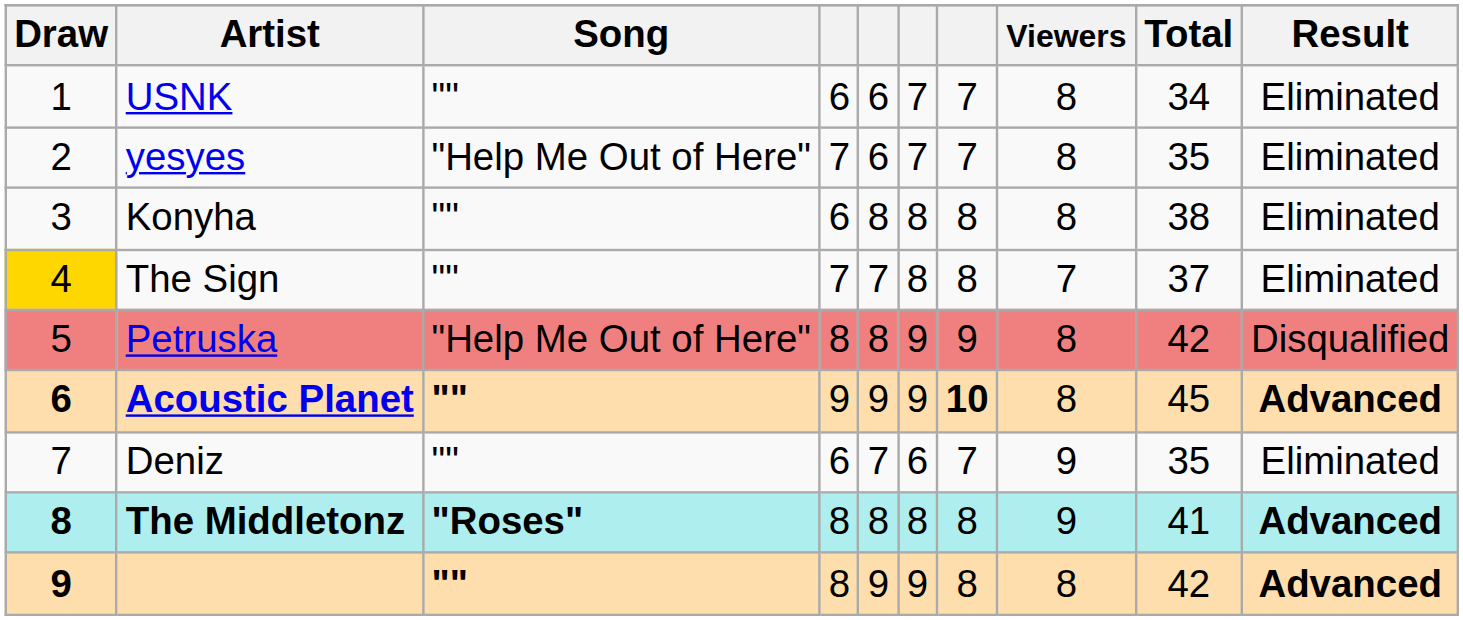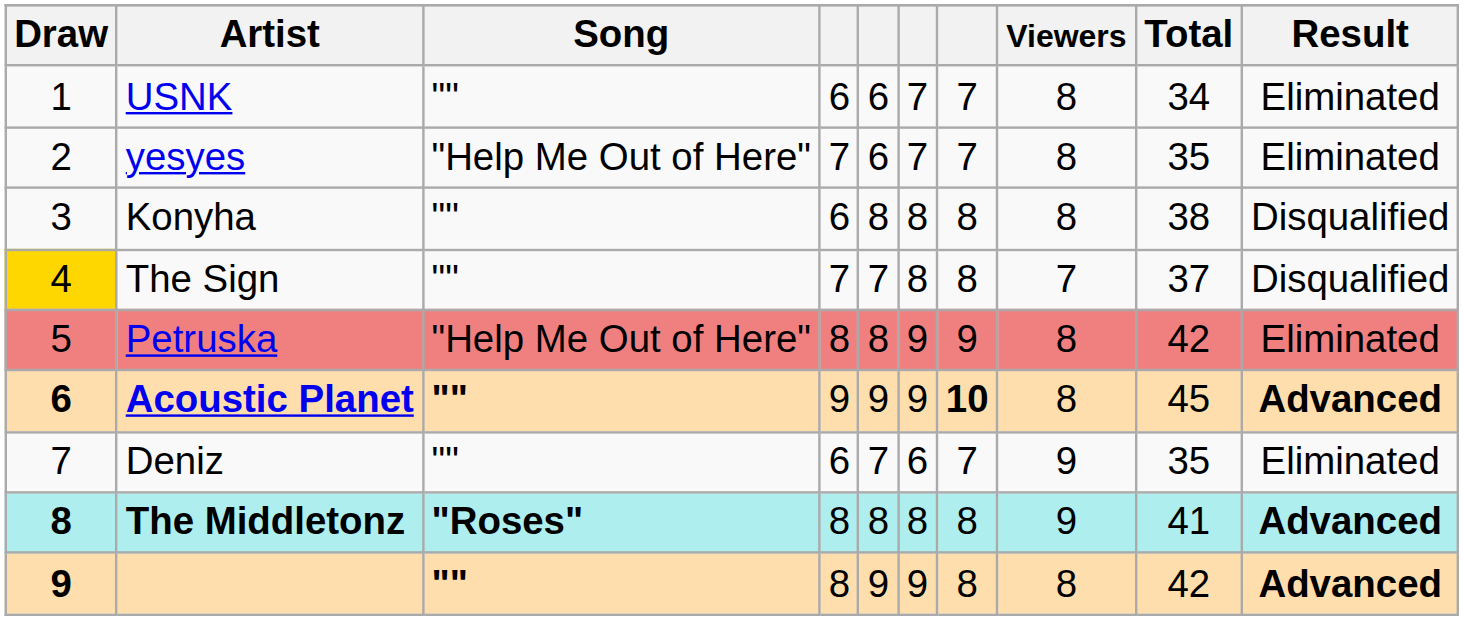(1350, 217) Eliminated -> (1350, 217) Disqualified
(1350, 278) Eliminated -> (1350, 278) Disqualified
(1350, 339) Disqualified -> (1350, 339) Eliminated
